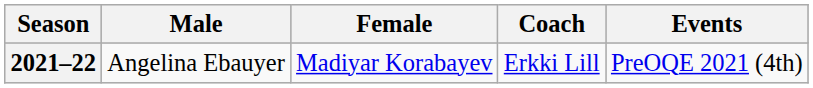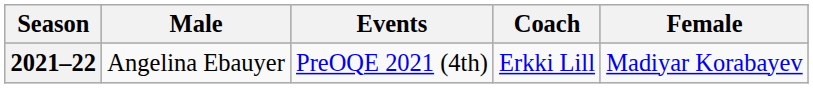columns swapped: (394, 23) <-> (707, 23)
